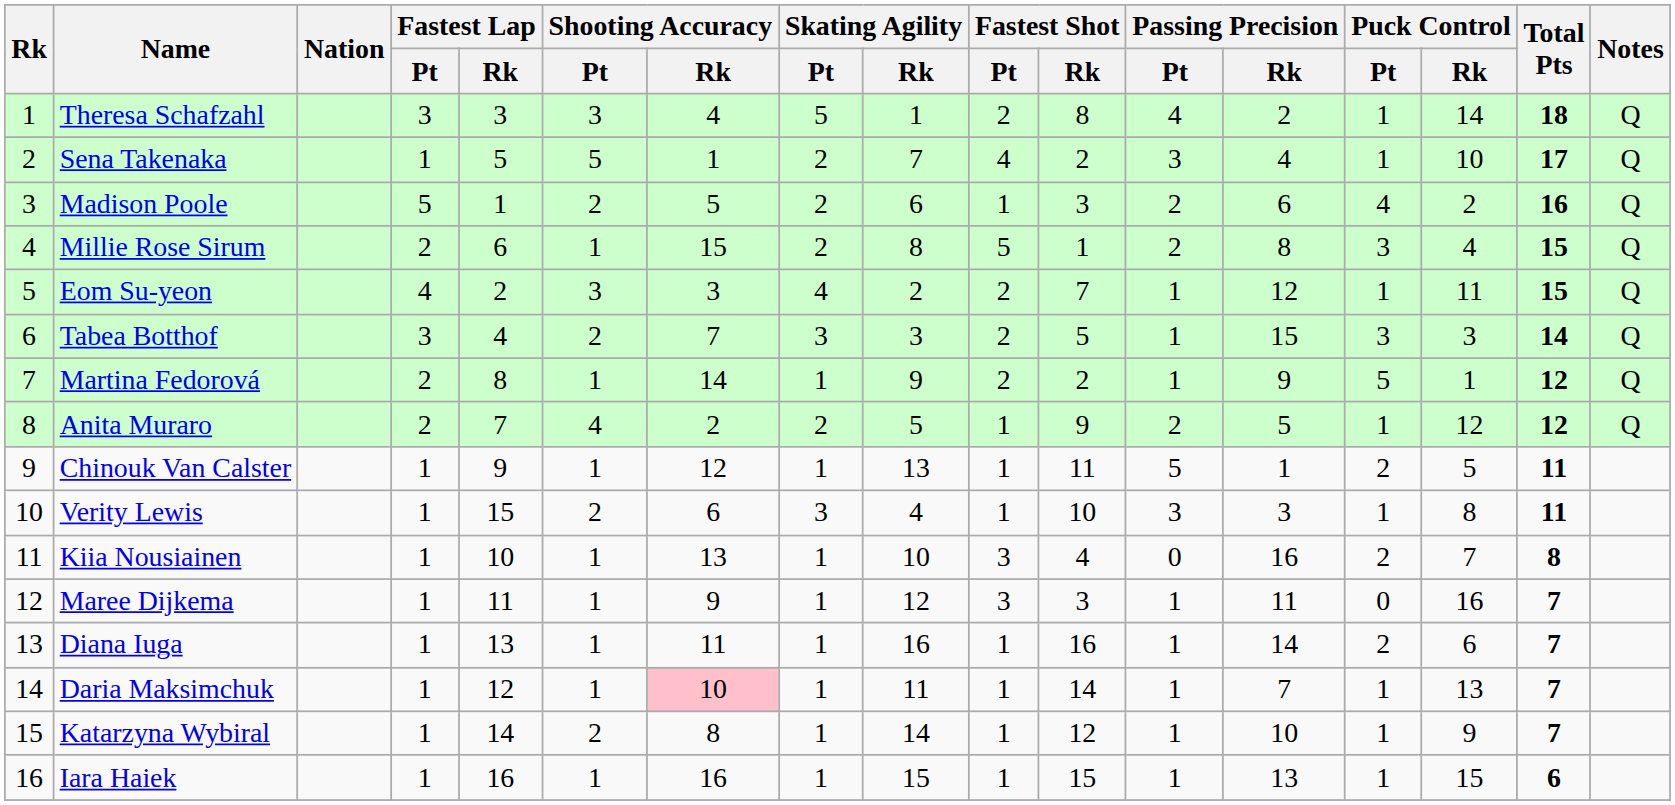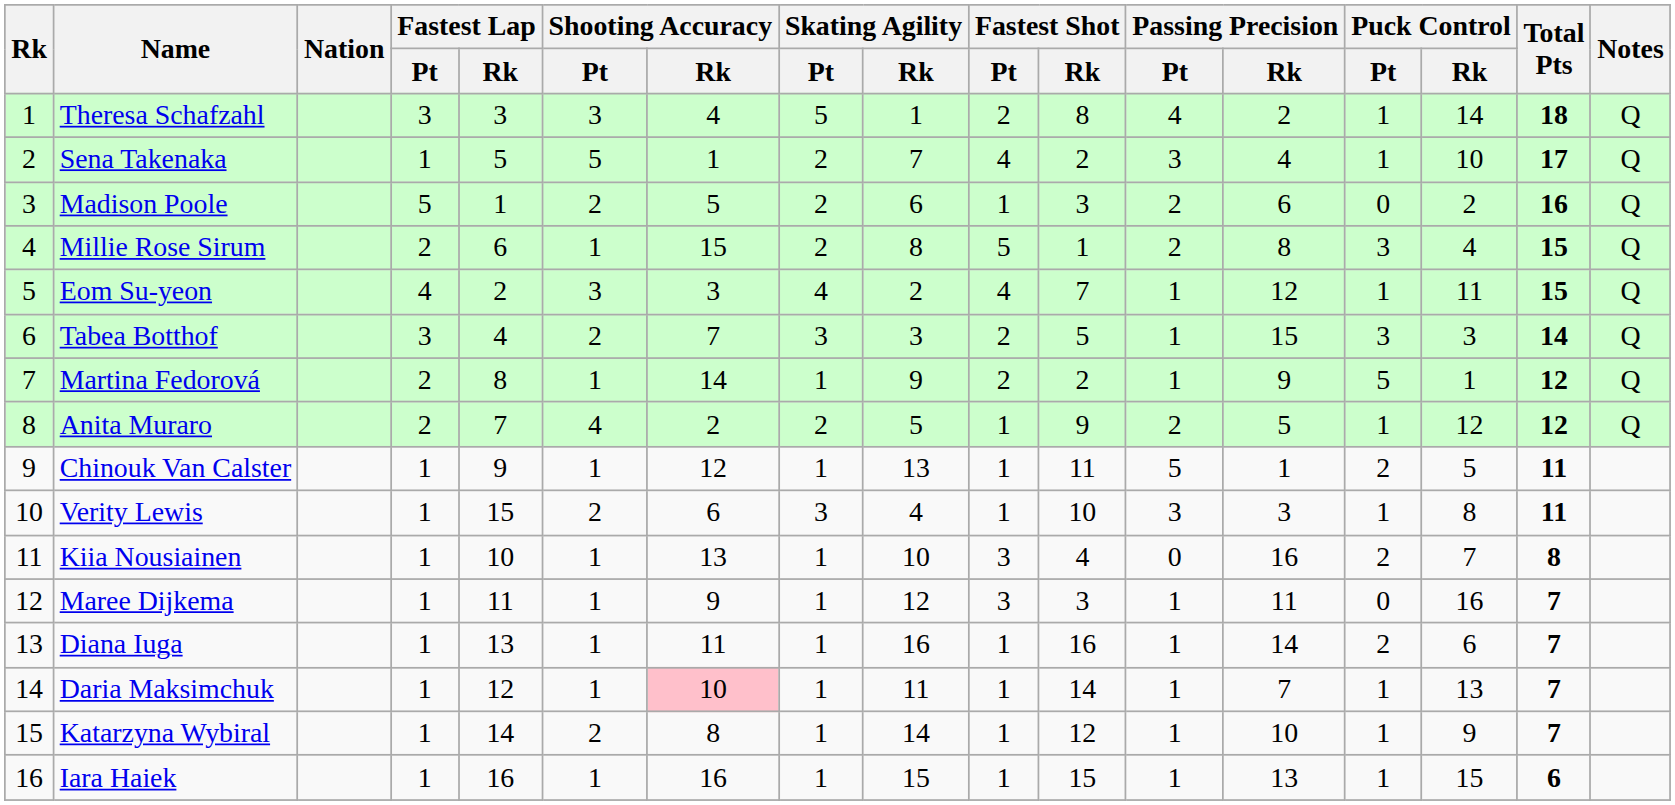(1383, 203) 4 -> (1383, 203) 0
(1004, 291) 2 -> (1004, 291) 4
